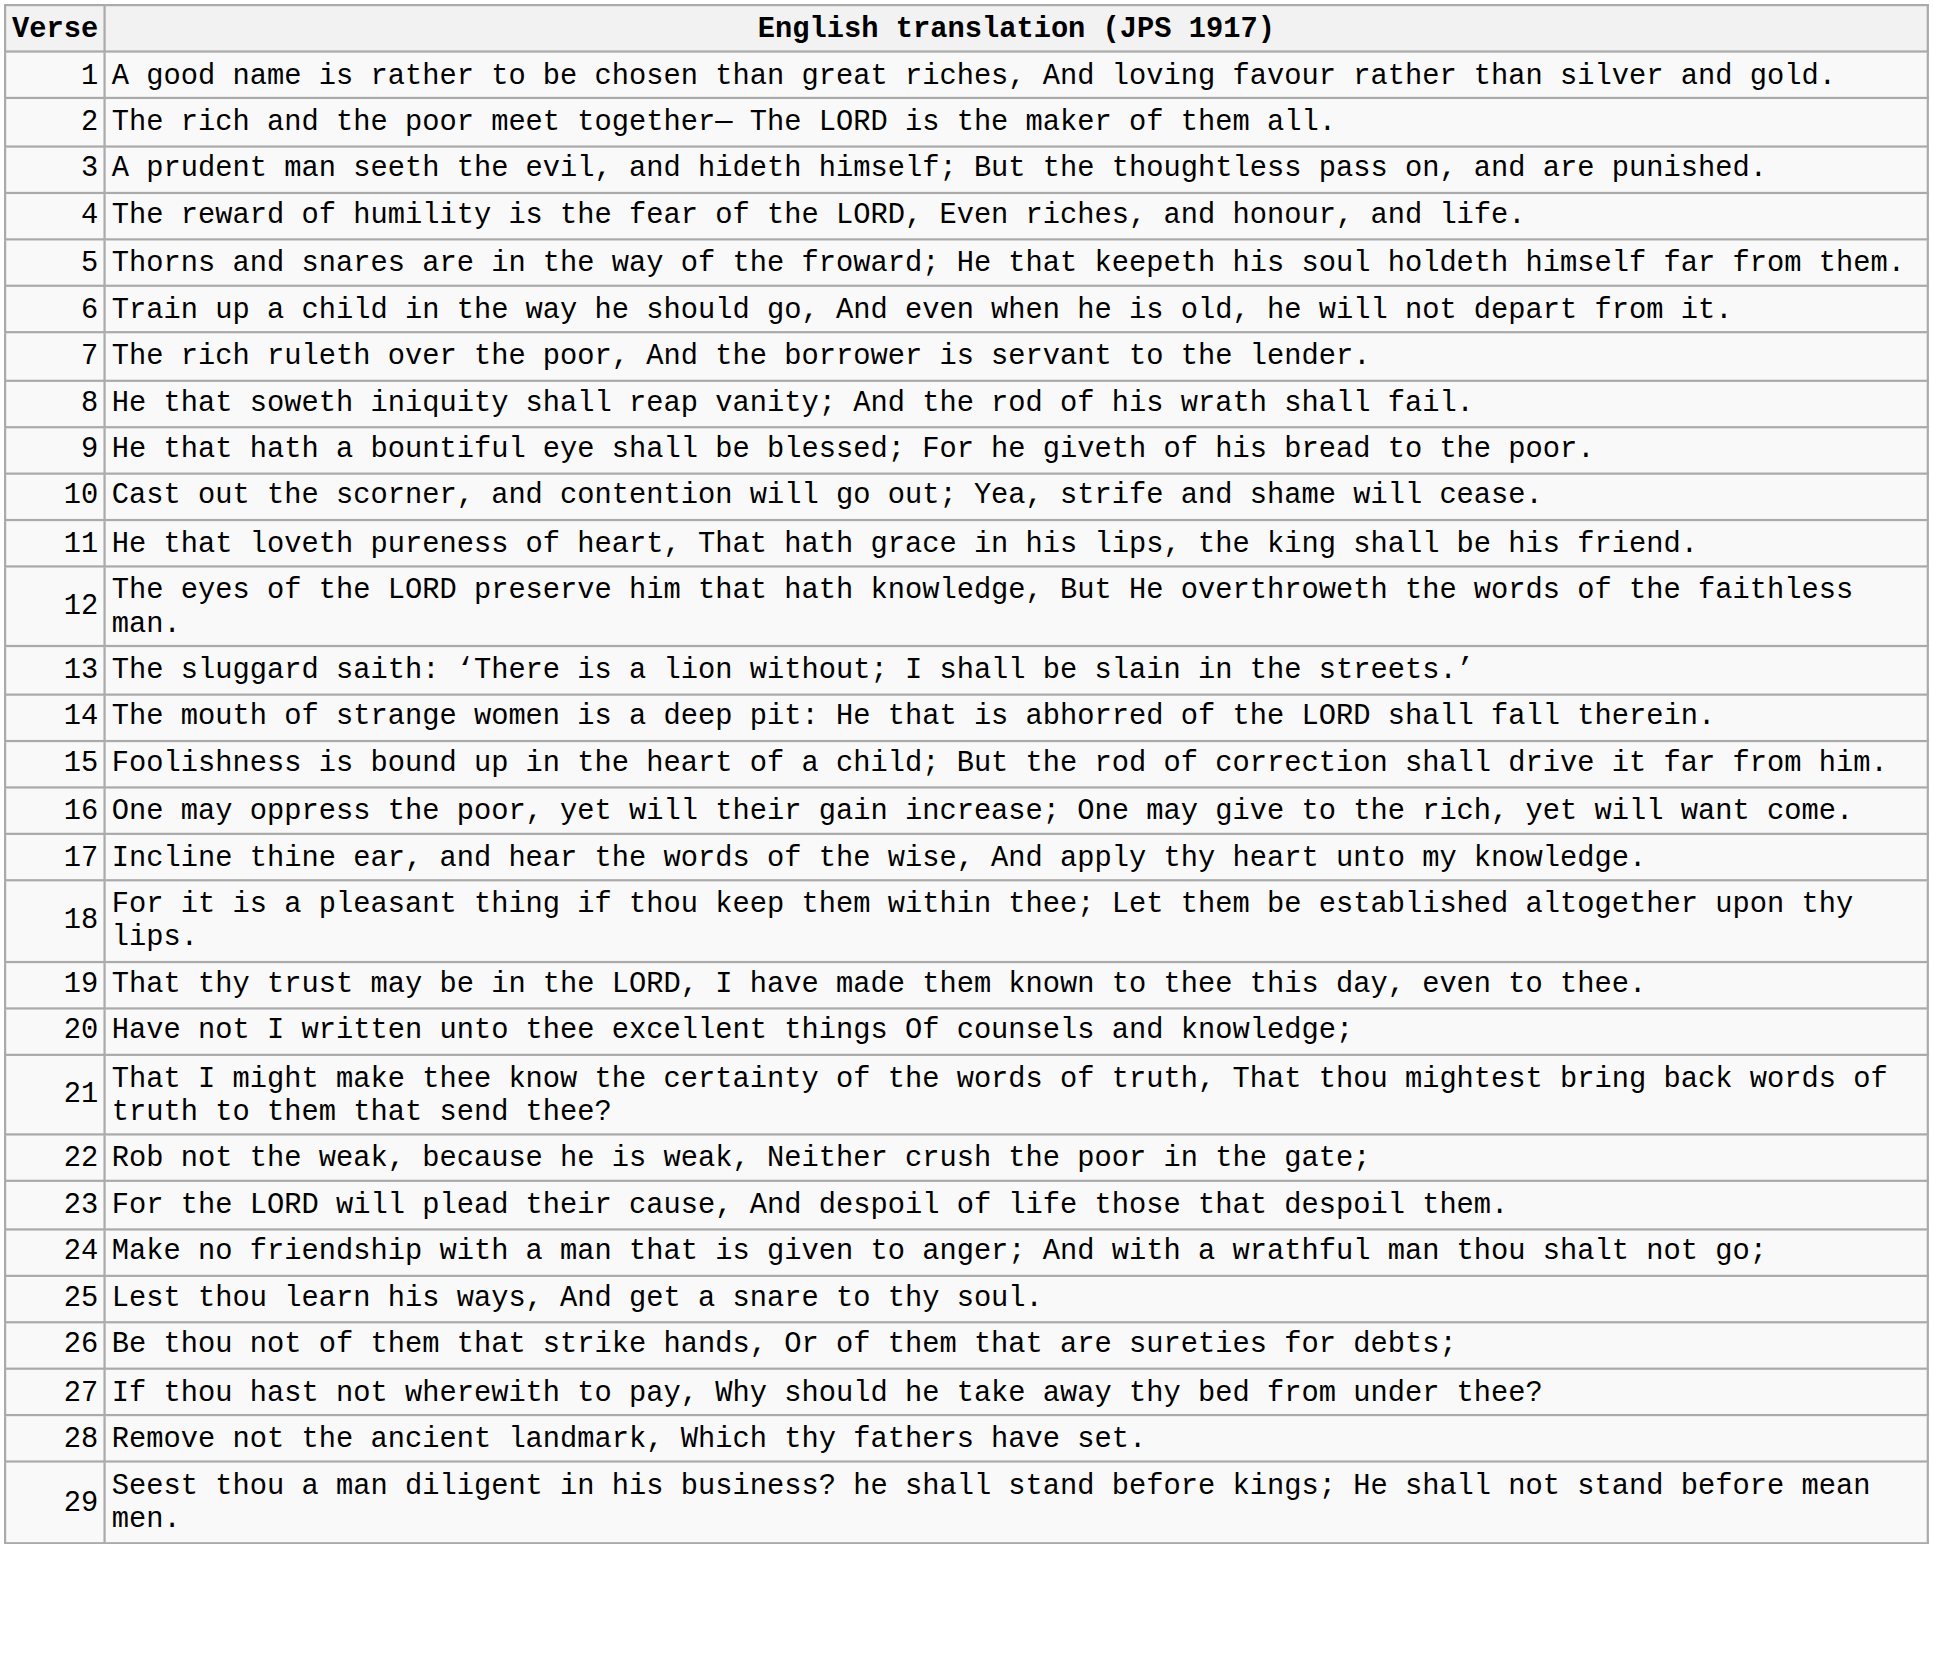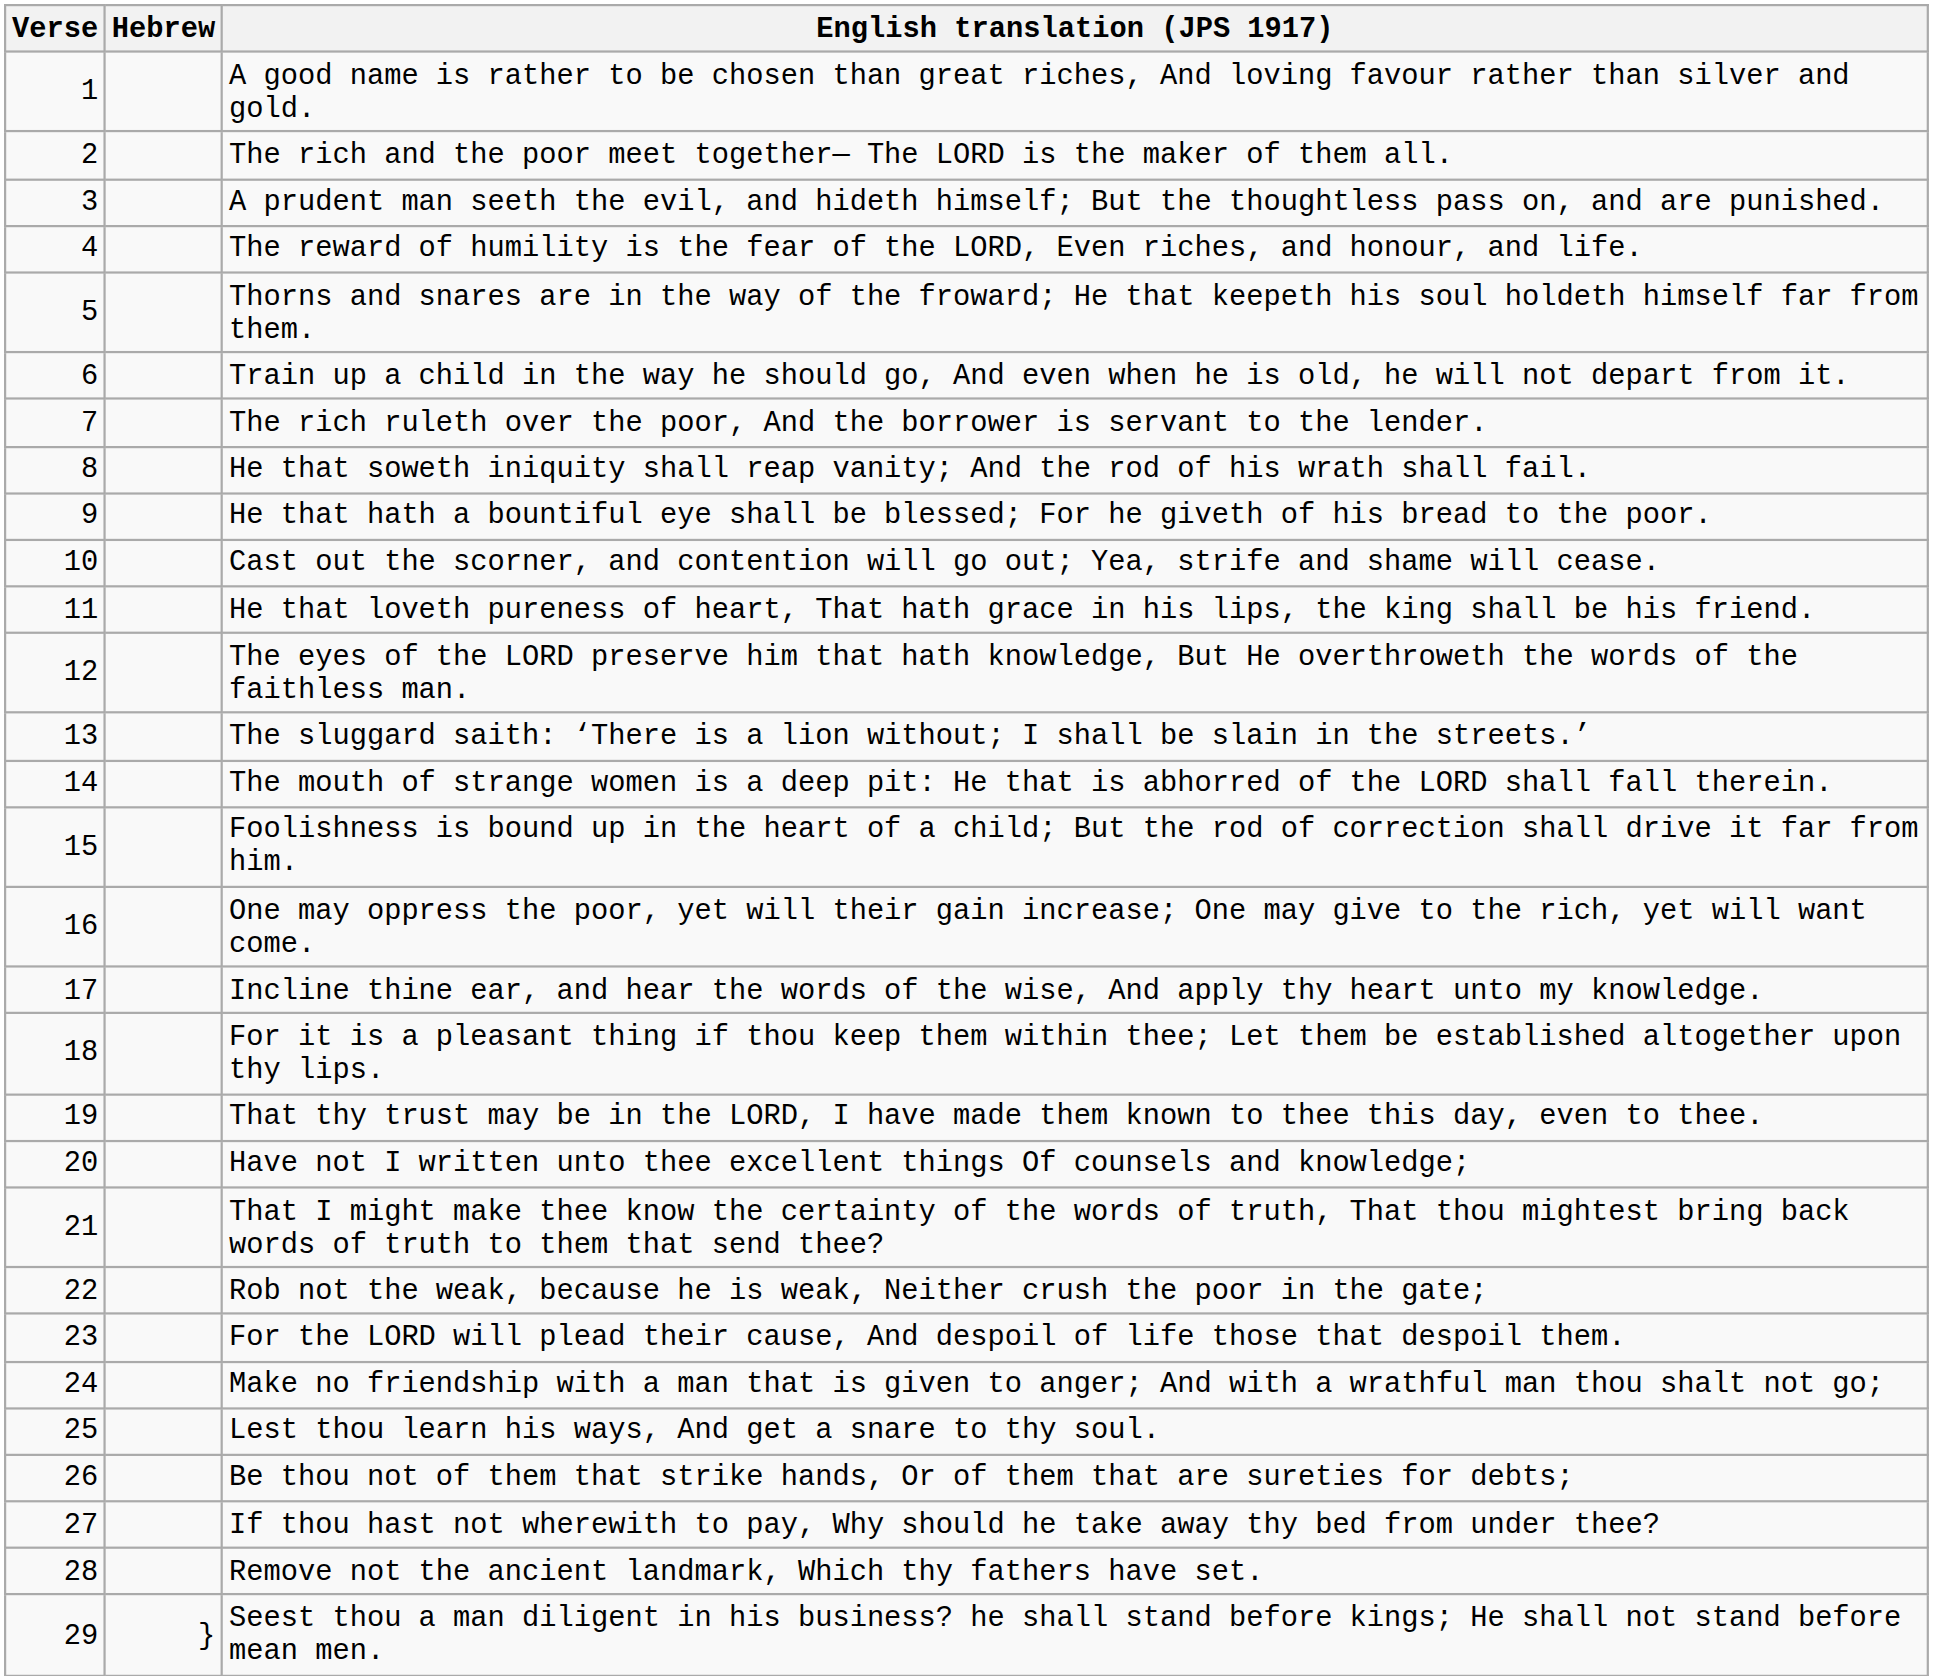+ column: (164, 29)
